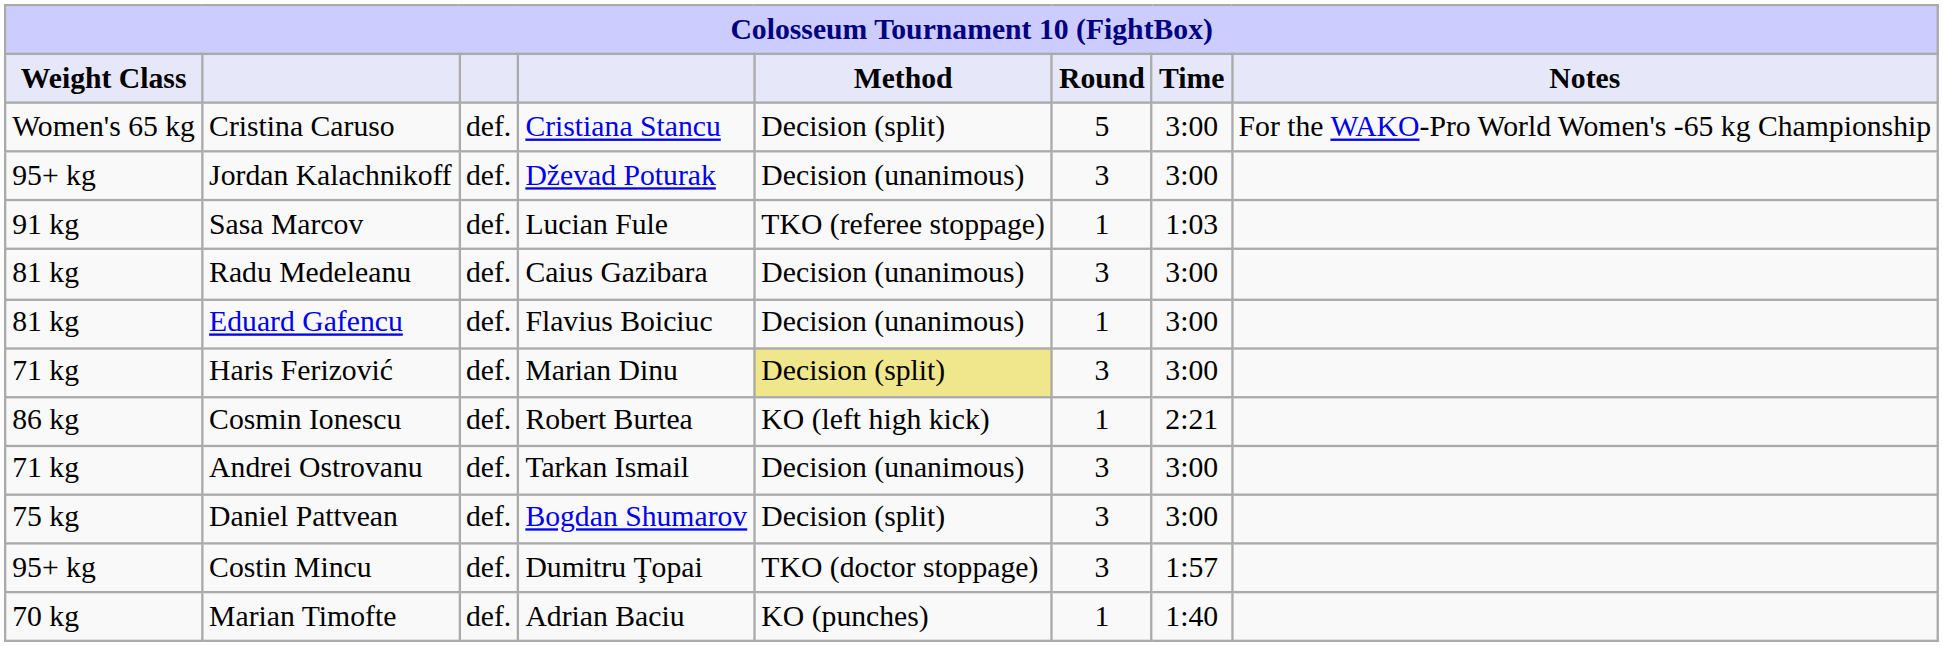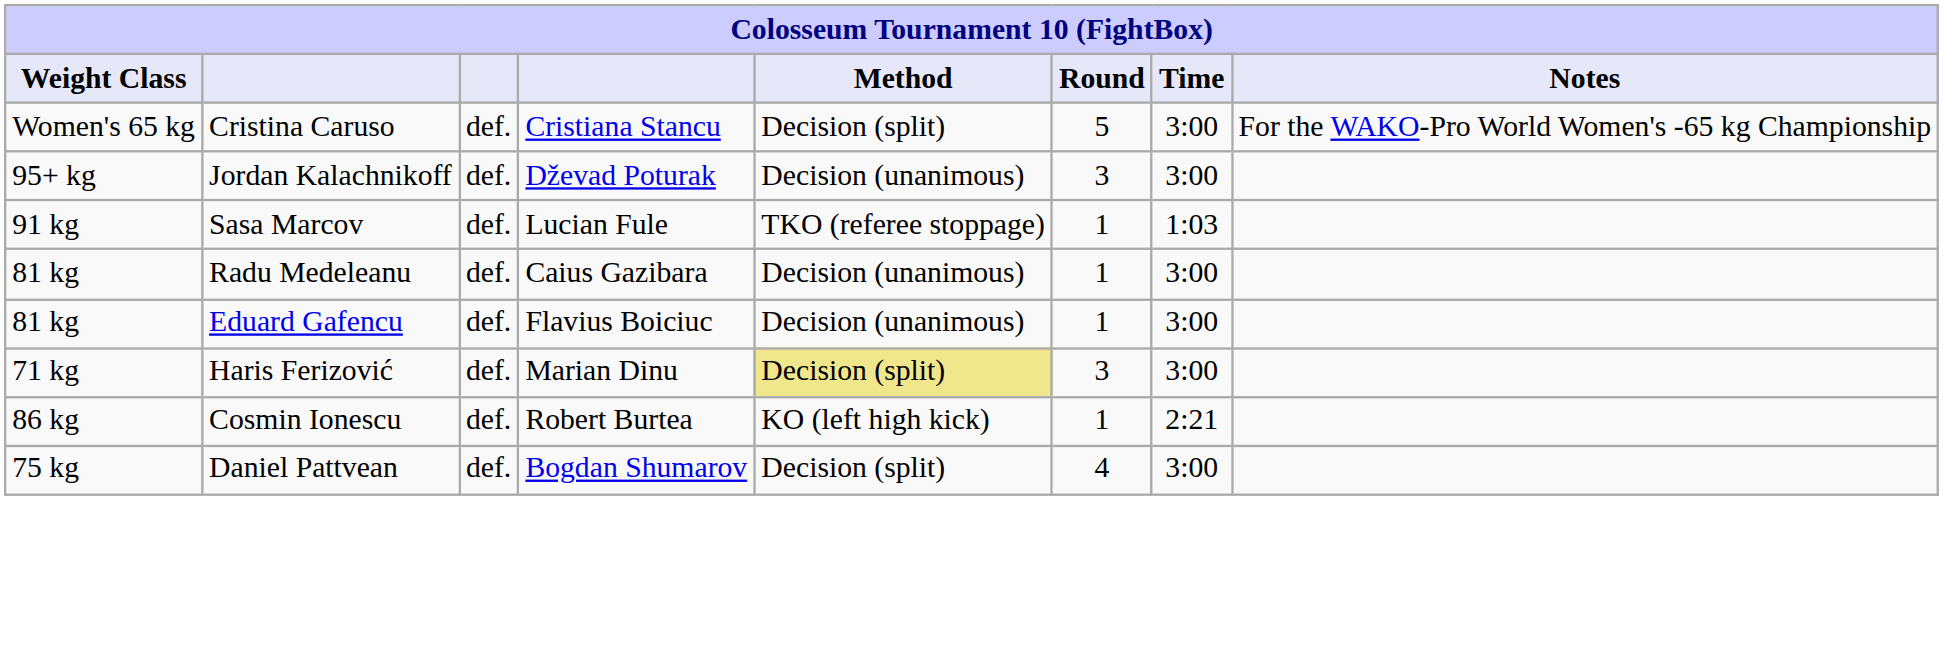(1102, 273) 3 -> (1102, 273) 1
- row: (316, 469)
(1102, 518) 3 -> (1102, 469) 4
- row: (290, 567)
- row: (303, 616)
